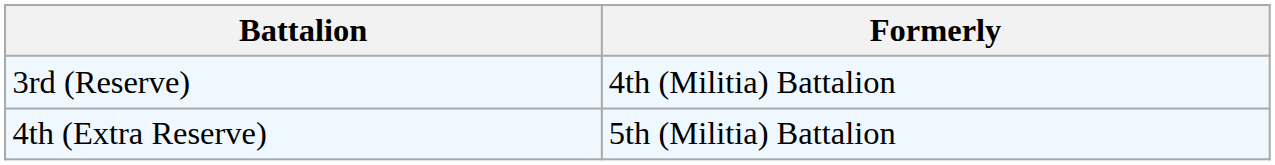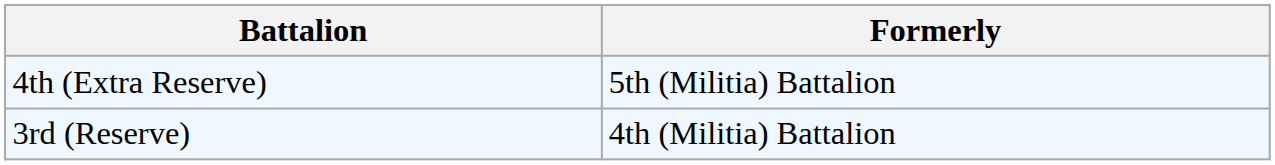rows swapped: (101, 81) <-> (140, 133)
